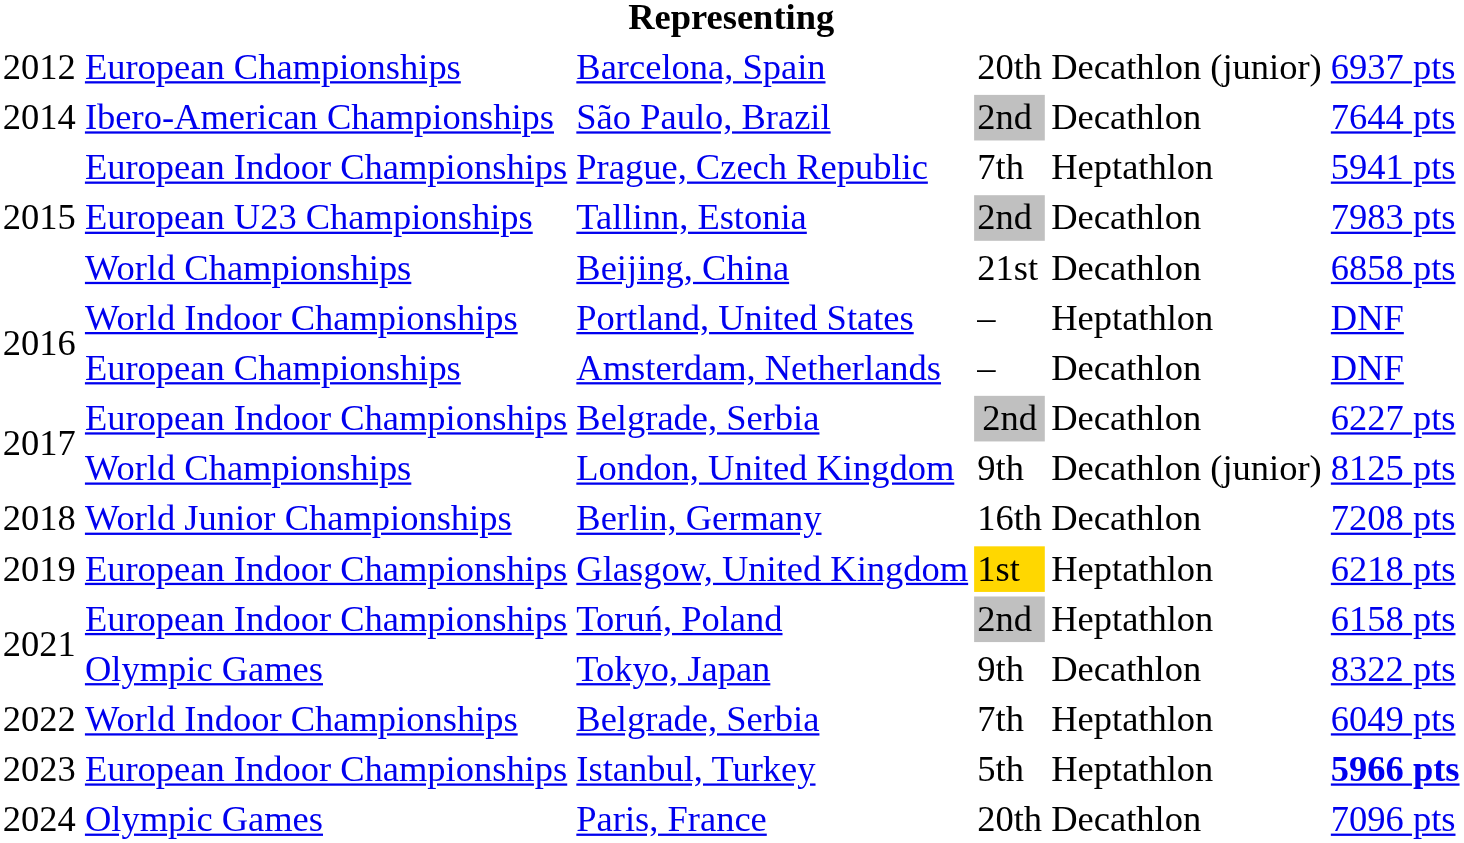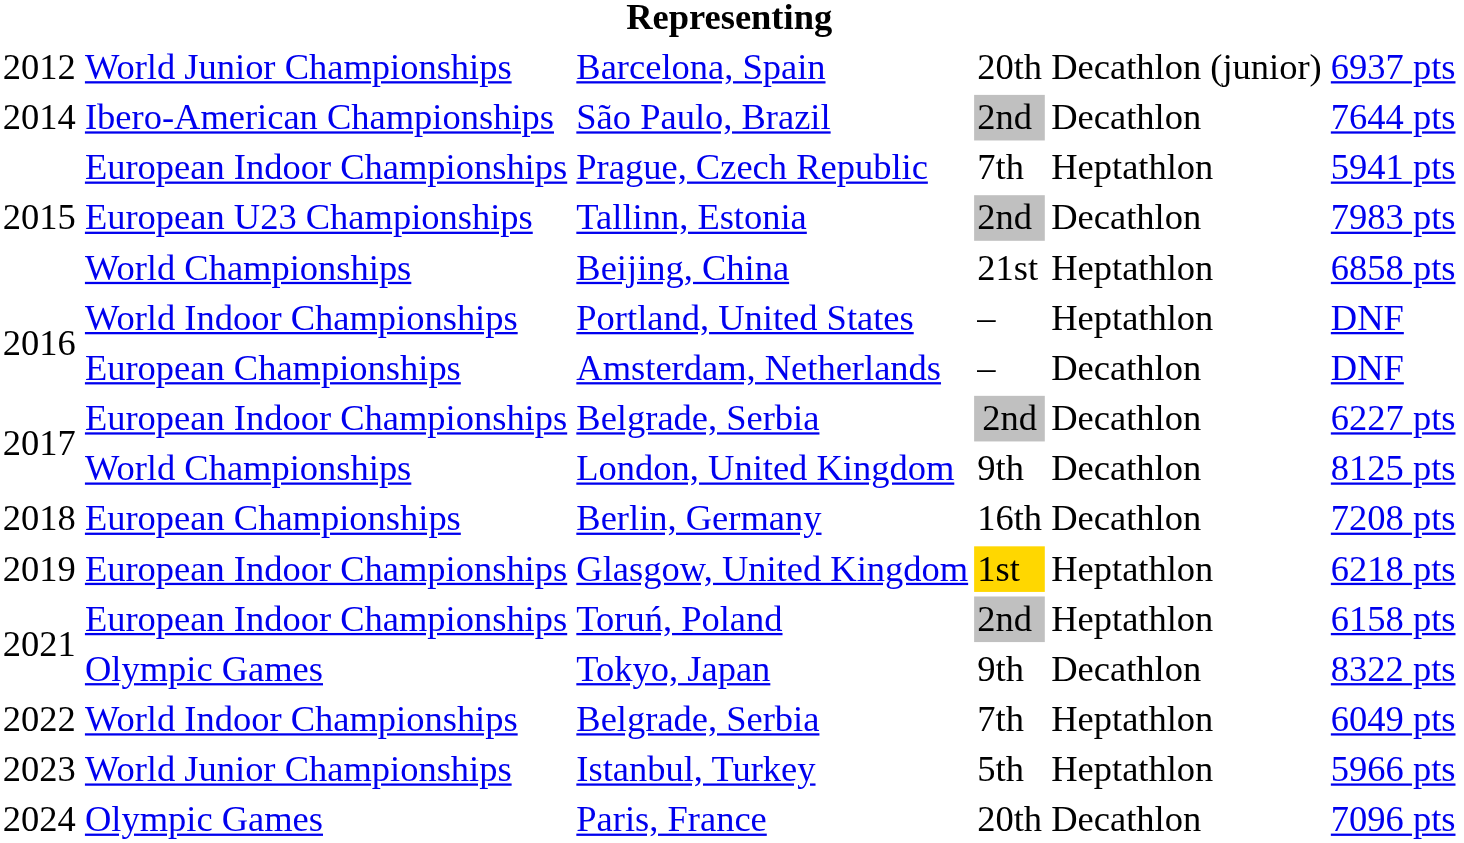(273, 66) European Championships -> (298, 66) World Junior Championships
(1126, 267) Decathlon -> (1132, 267) Heptathlon
(1186, 468) Decathlon (junior) -> (1126, 468) Decathlon
(298, 518) World Junior Championships -> (273, 518) European Championships
(326, 769) European Indoor Championships -> (298, 769) World Junior Championships
(1395, 769) bold -> (1393, 769) normal
